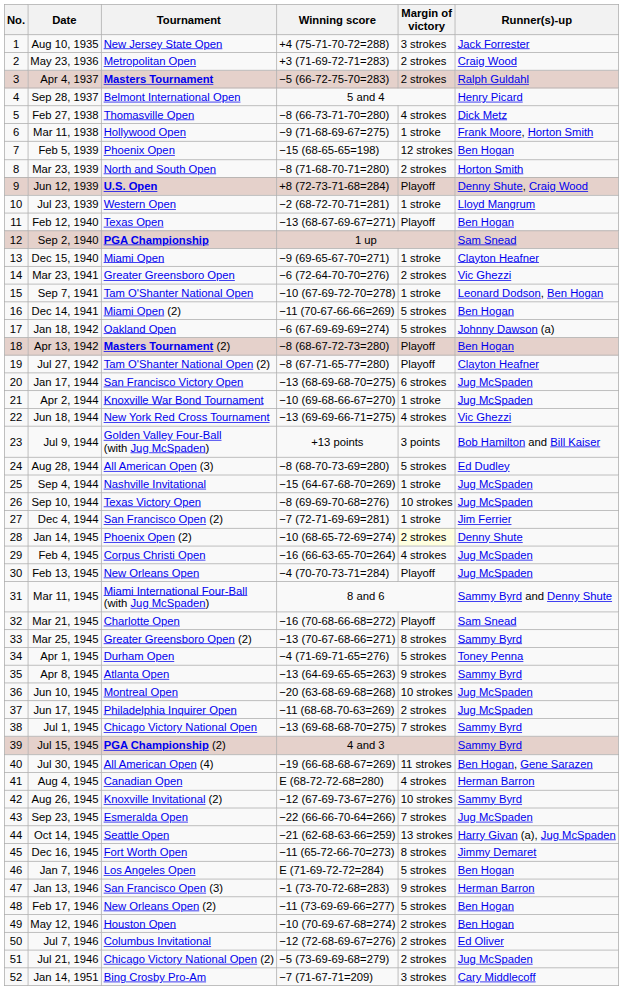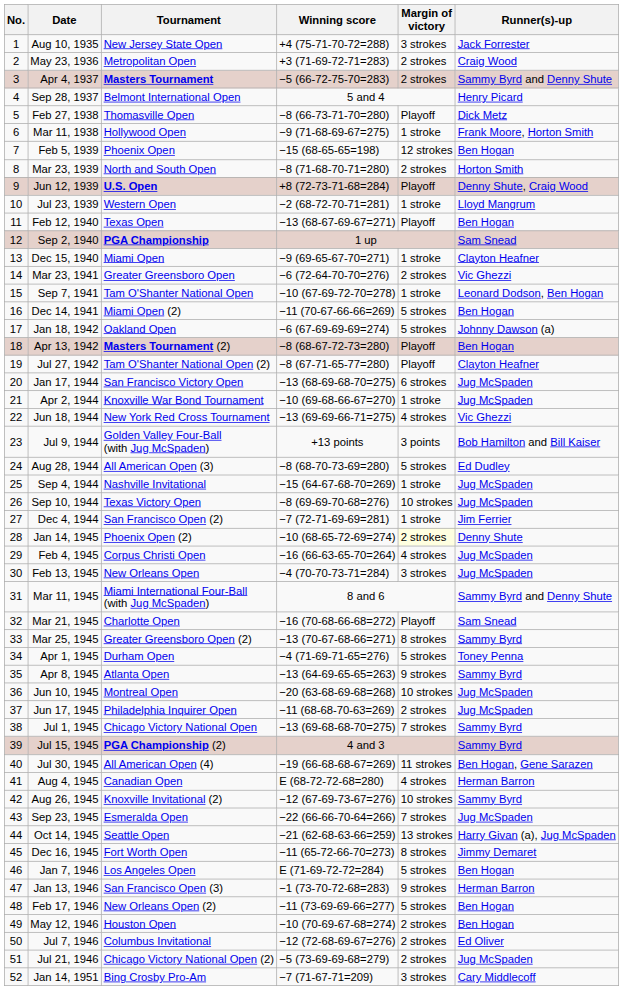(493, 79) Ralph Guldahl -> (535, 79) Sammy Byrd and Denny Shute
(423, 115) 4 strokes -> (418, 115) Playoff
(418, 573) Playoff -> (423, 573) 3 strokes
